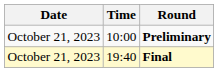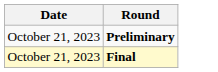- column: (121, 15)
